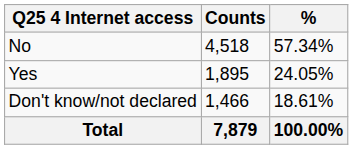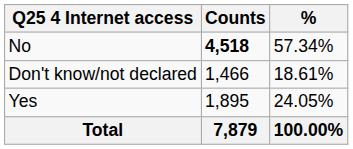(227, 46) normal -> (227, 46) bold
rows swapped: (23, 74) <-> (103, 102)
